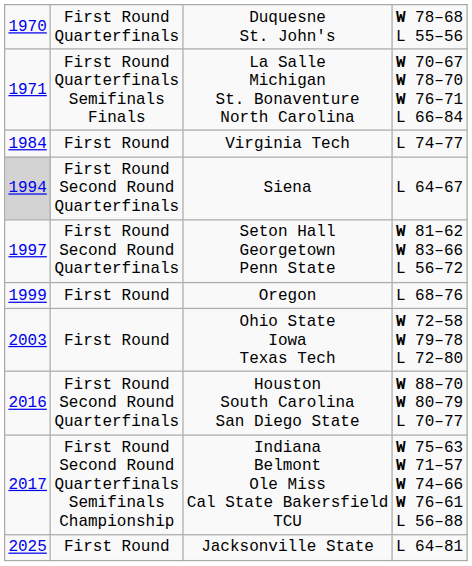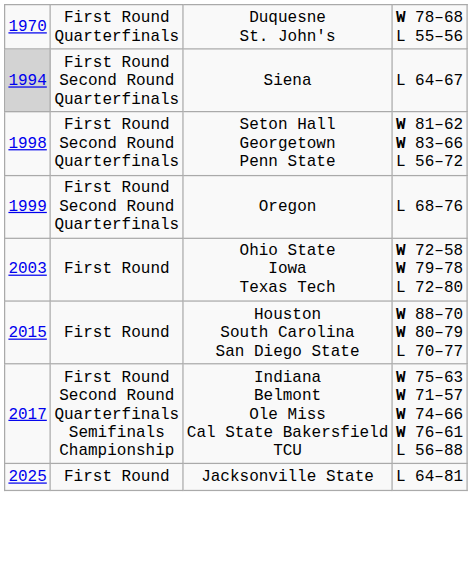- row: (288, 90)
- row: (288, 144)
(28, 251) 1997 -> (28, 144) 1998
(117, 296) First Round -> (117, 207) First Round Second Round Quarterfinals
(28, 403) 2016 -> (28, 332) 2015
(117, 403) First Round Second Round Quarterfinals -> (117, 332) First Round
